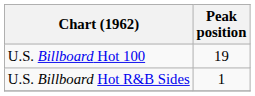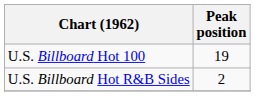(221, 79) 1 -> (221, 79) 2
